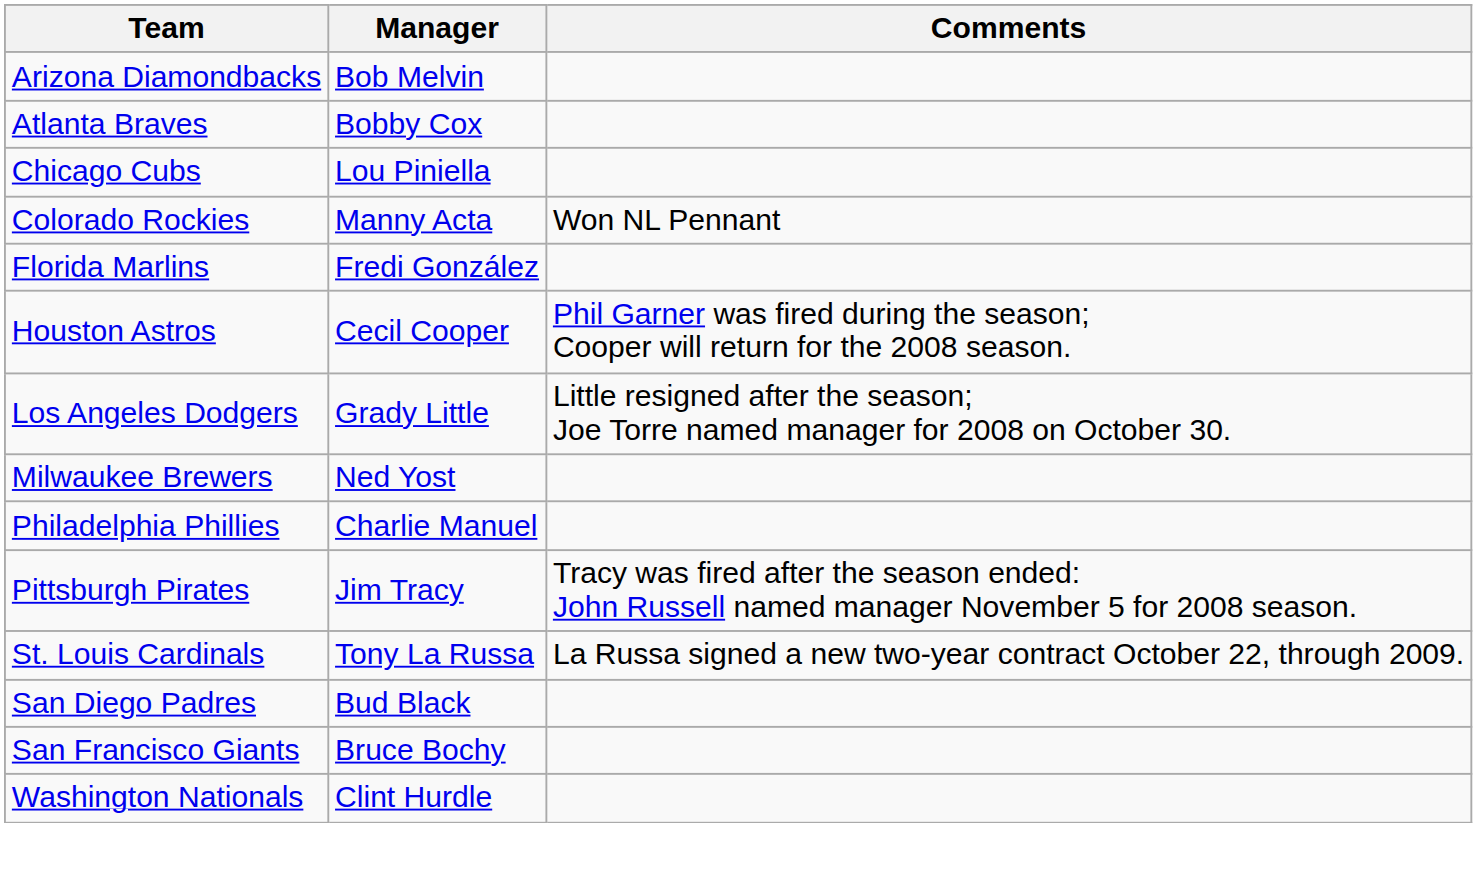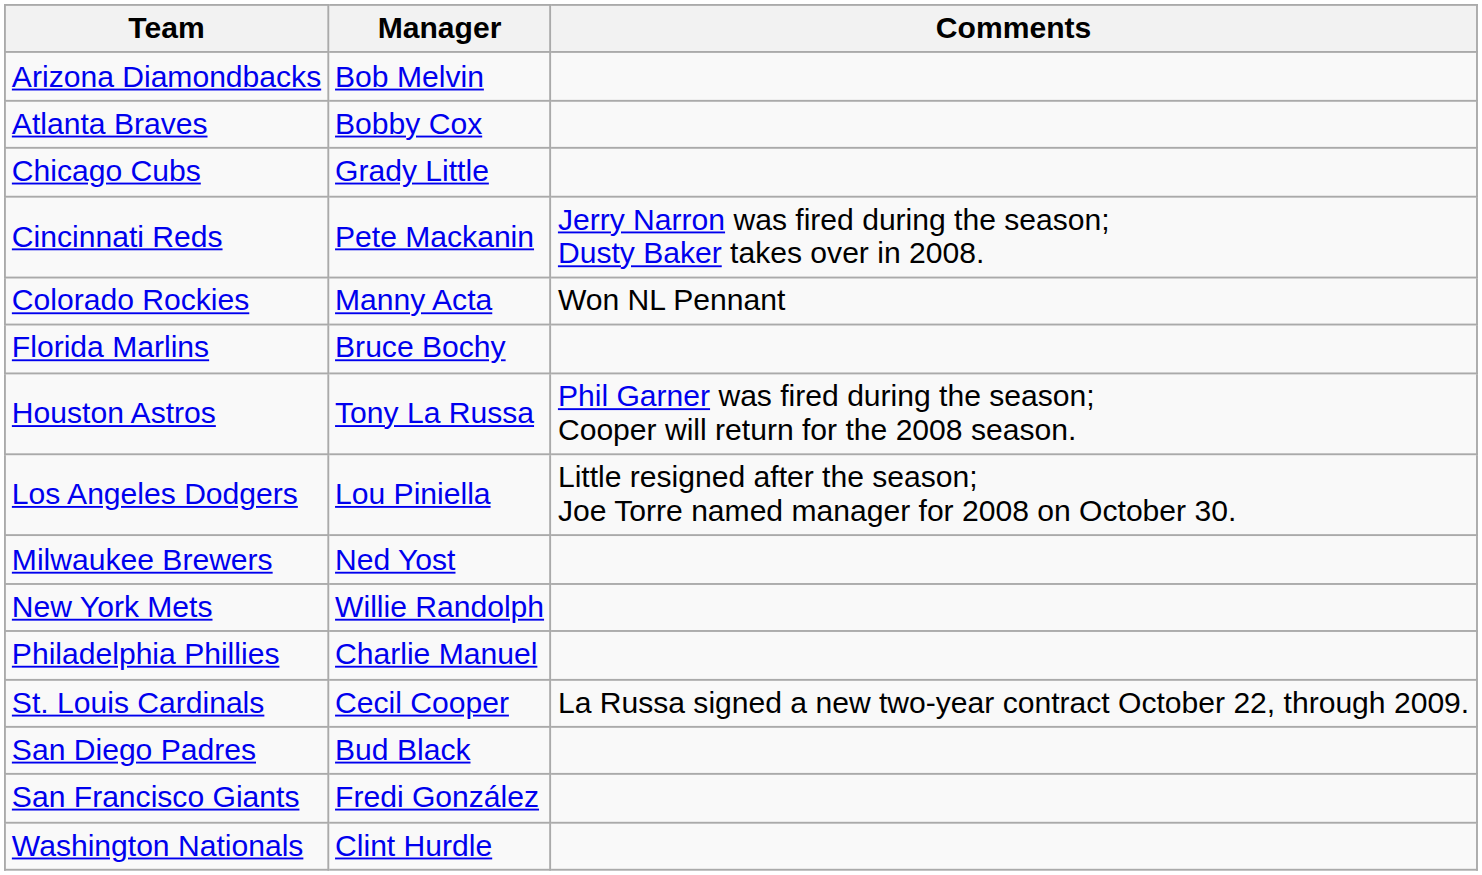(413, 171) Lou Piniella -> (412, 171) Grady Little
+ row: (117, 236)
(437, 266) Fredi González -> (420, 348) Bruce Bochy
(422, 331) Cecil Cooper -> (435, 413) Tony La Russa
(412, 413) Grady Little -> (413, 494) Lou Piniella
+ row: (112, 606)
- row: (131, 590)
(435, 654) Tony La Russa -> (422, 702) Cecil Cooper
(420, 750) Bruce Bochy -> (437, 797) Fredi González
